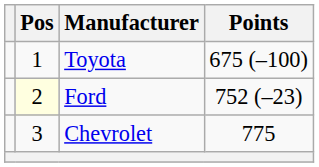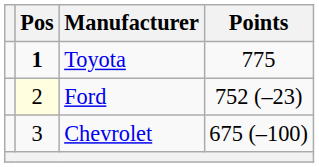(37, 59) normal -> (37, 59) bold
(259, 59) 675 (–100) -> (259, 59) 775
(259, 133) 775 -> (259, 133) 675 (–100)
